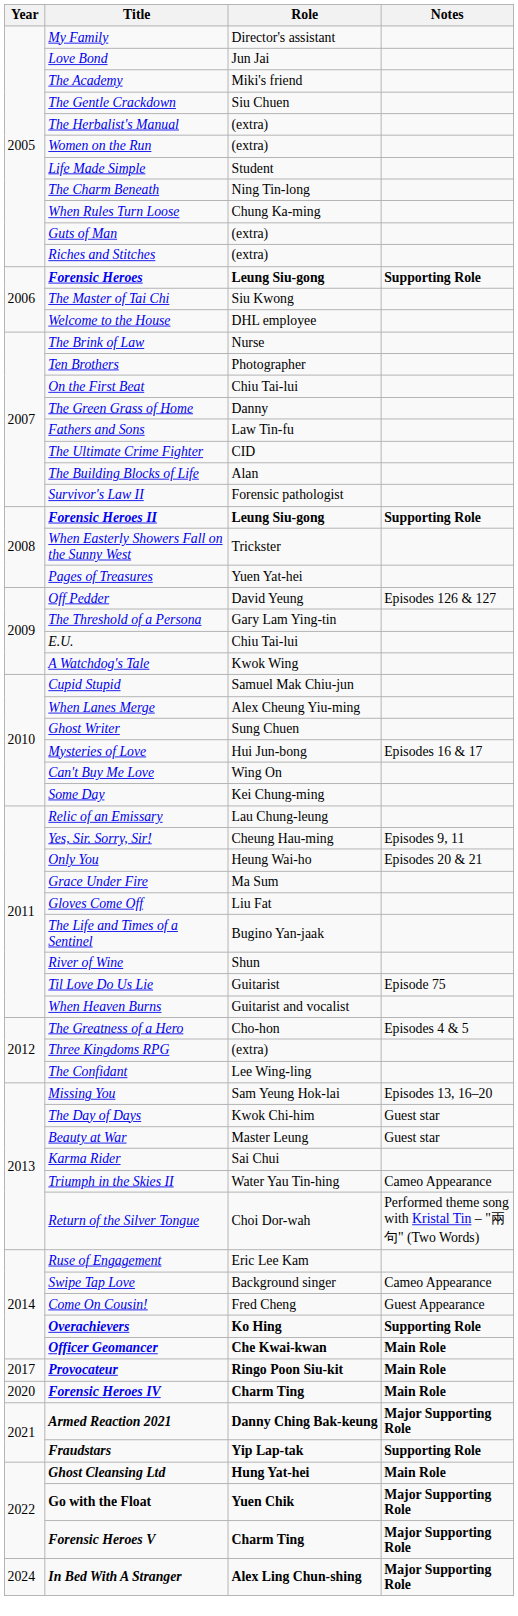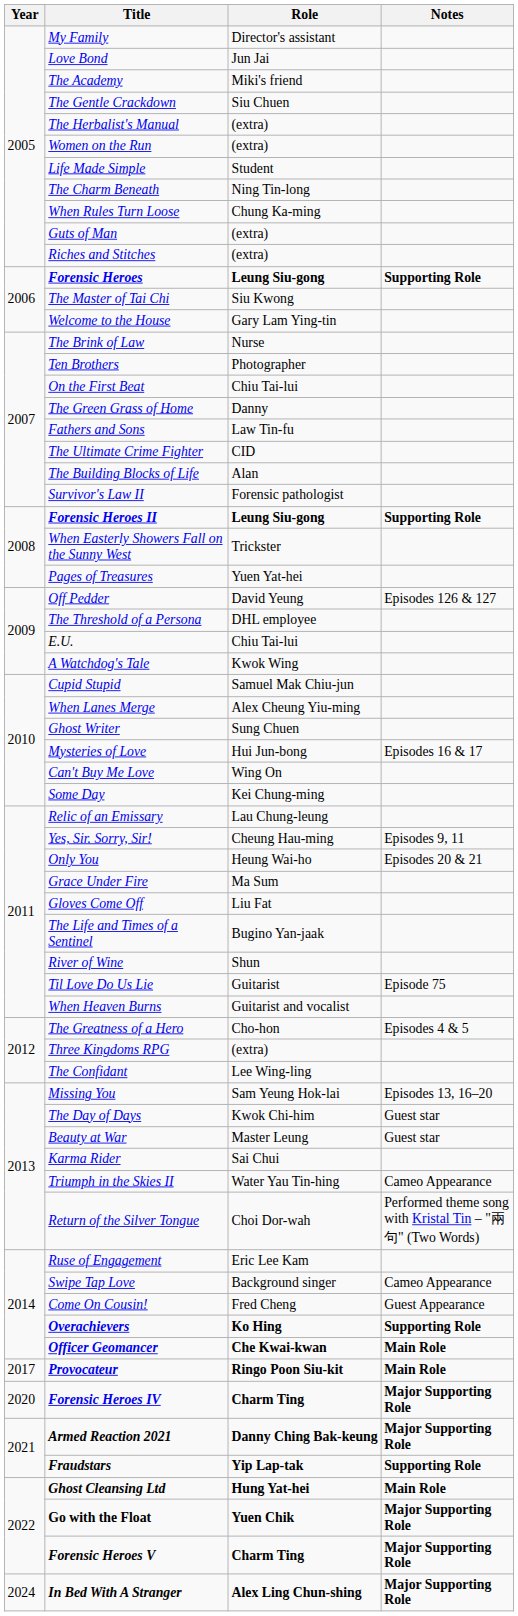(274, 320) DHL employee -> (284, 320) Gary Lam Ying-tin
(284, 620) Gary Lam Ying-tin -> (274, 620) DHL employee
(415, 1391) Main Role -> (438, 1399) Major Supporting Role
